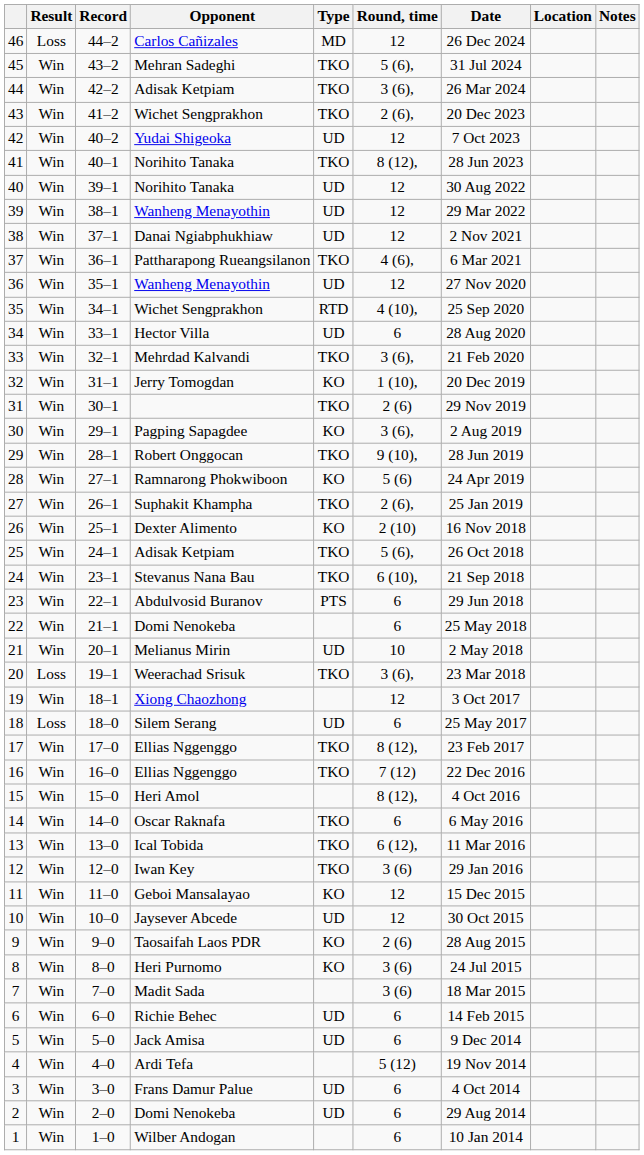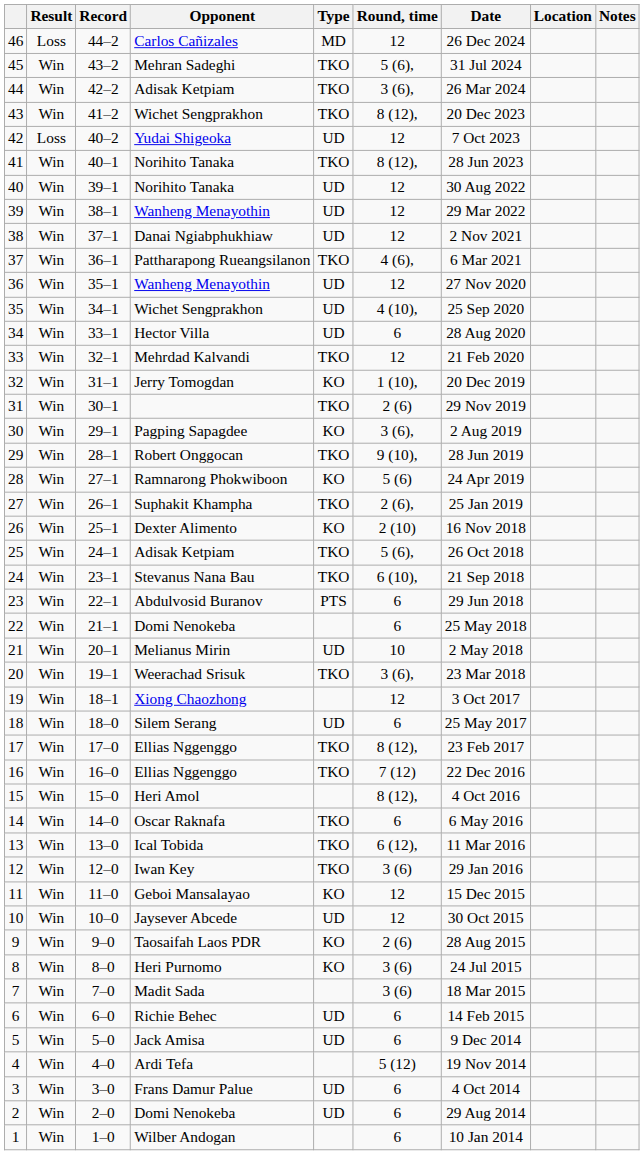(397, 114) 2 (6), -> (397, 114) 8 (12),
(51, 138) Win -> (51, 138) Loss
(334, 308) RTD -> (334, 308) UD
(397, 357) 3 (6), -> (397, 357) 12
(51, 674) Loss -> (51, 674) Win
(51, 723) Loss -> (51, 723) Win
